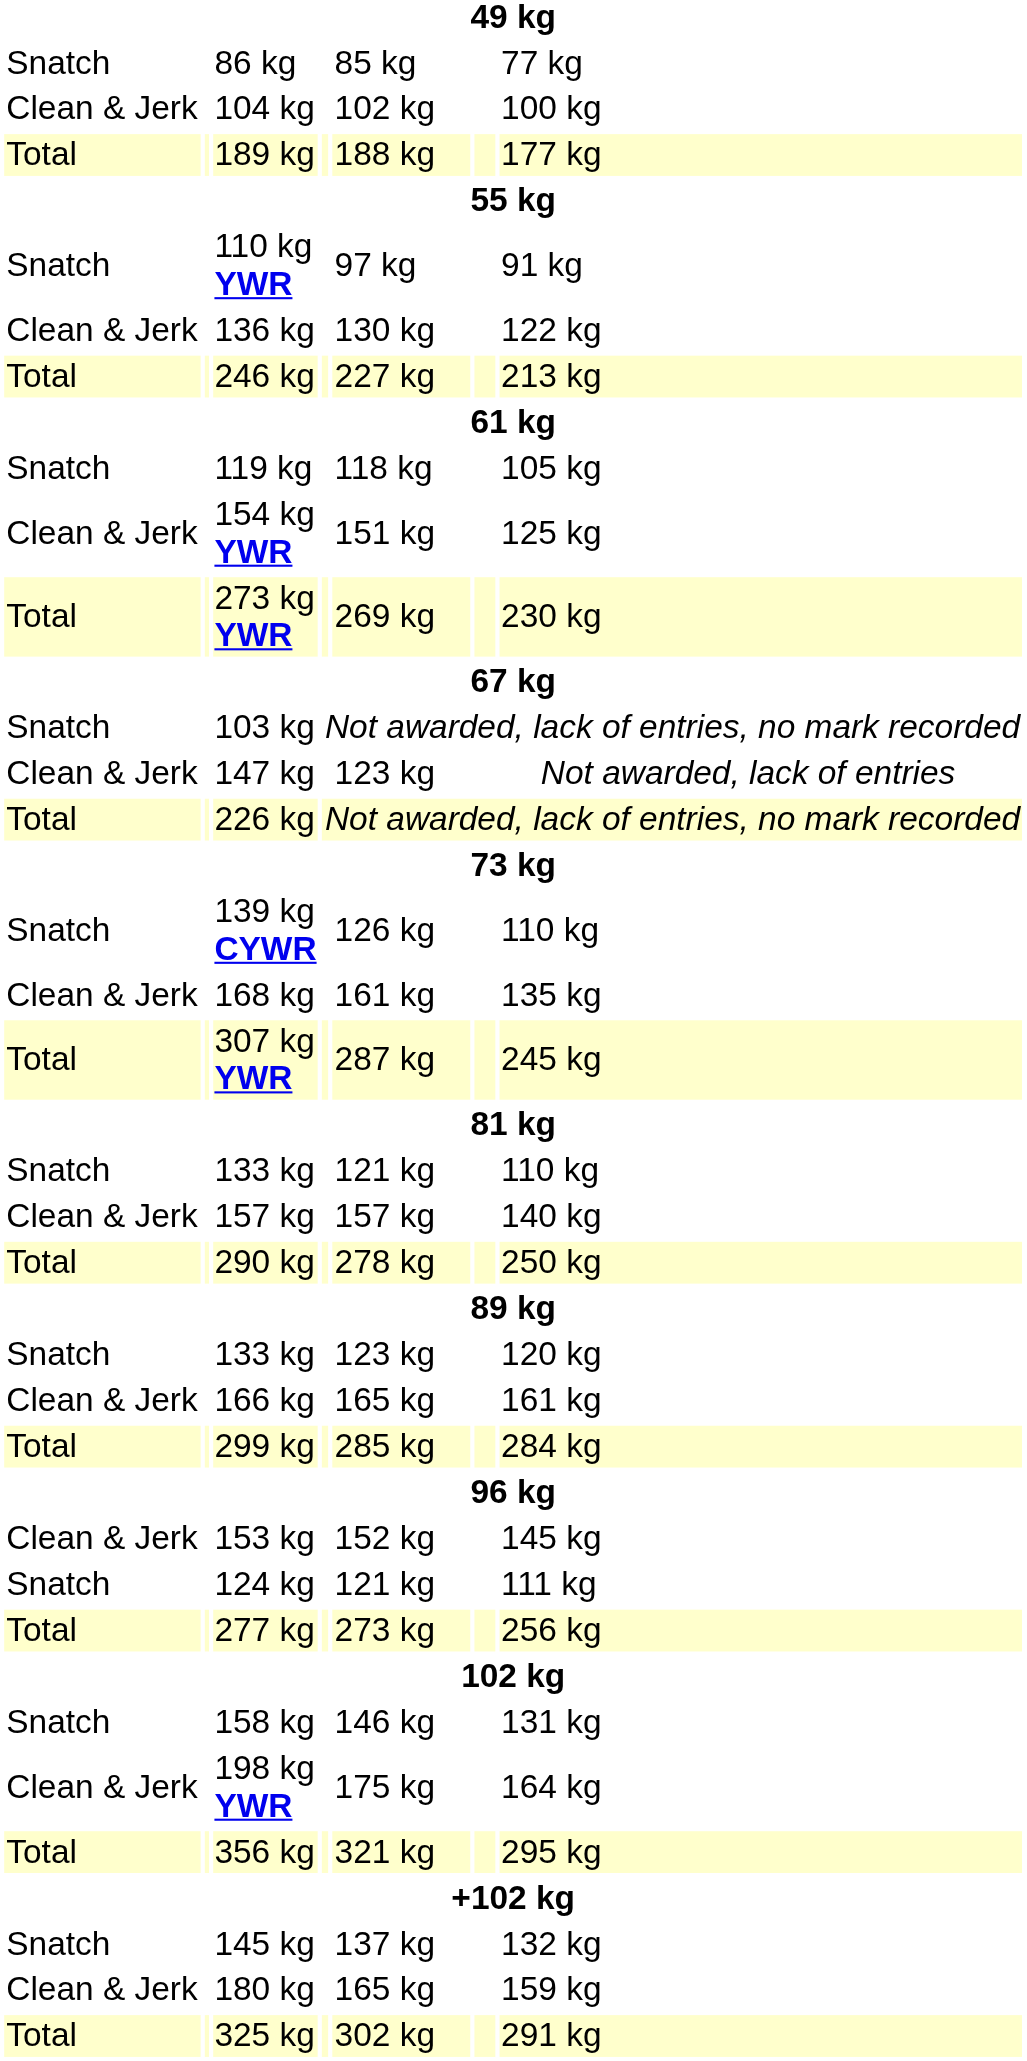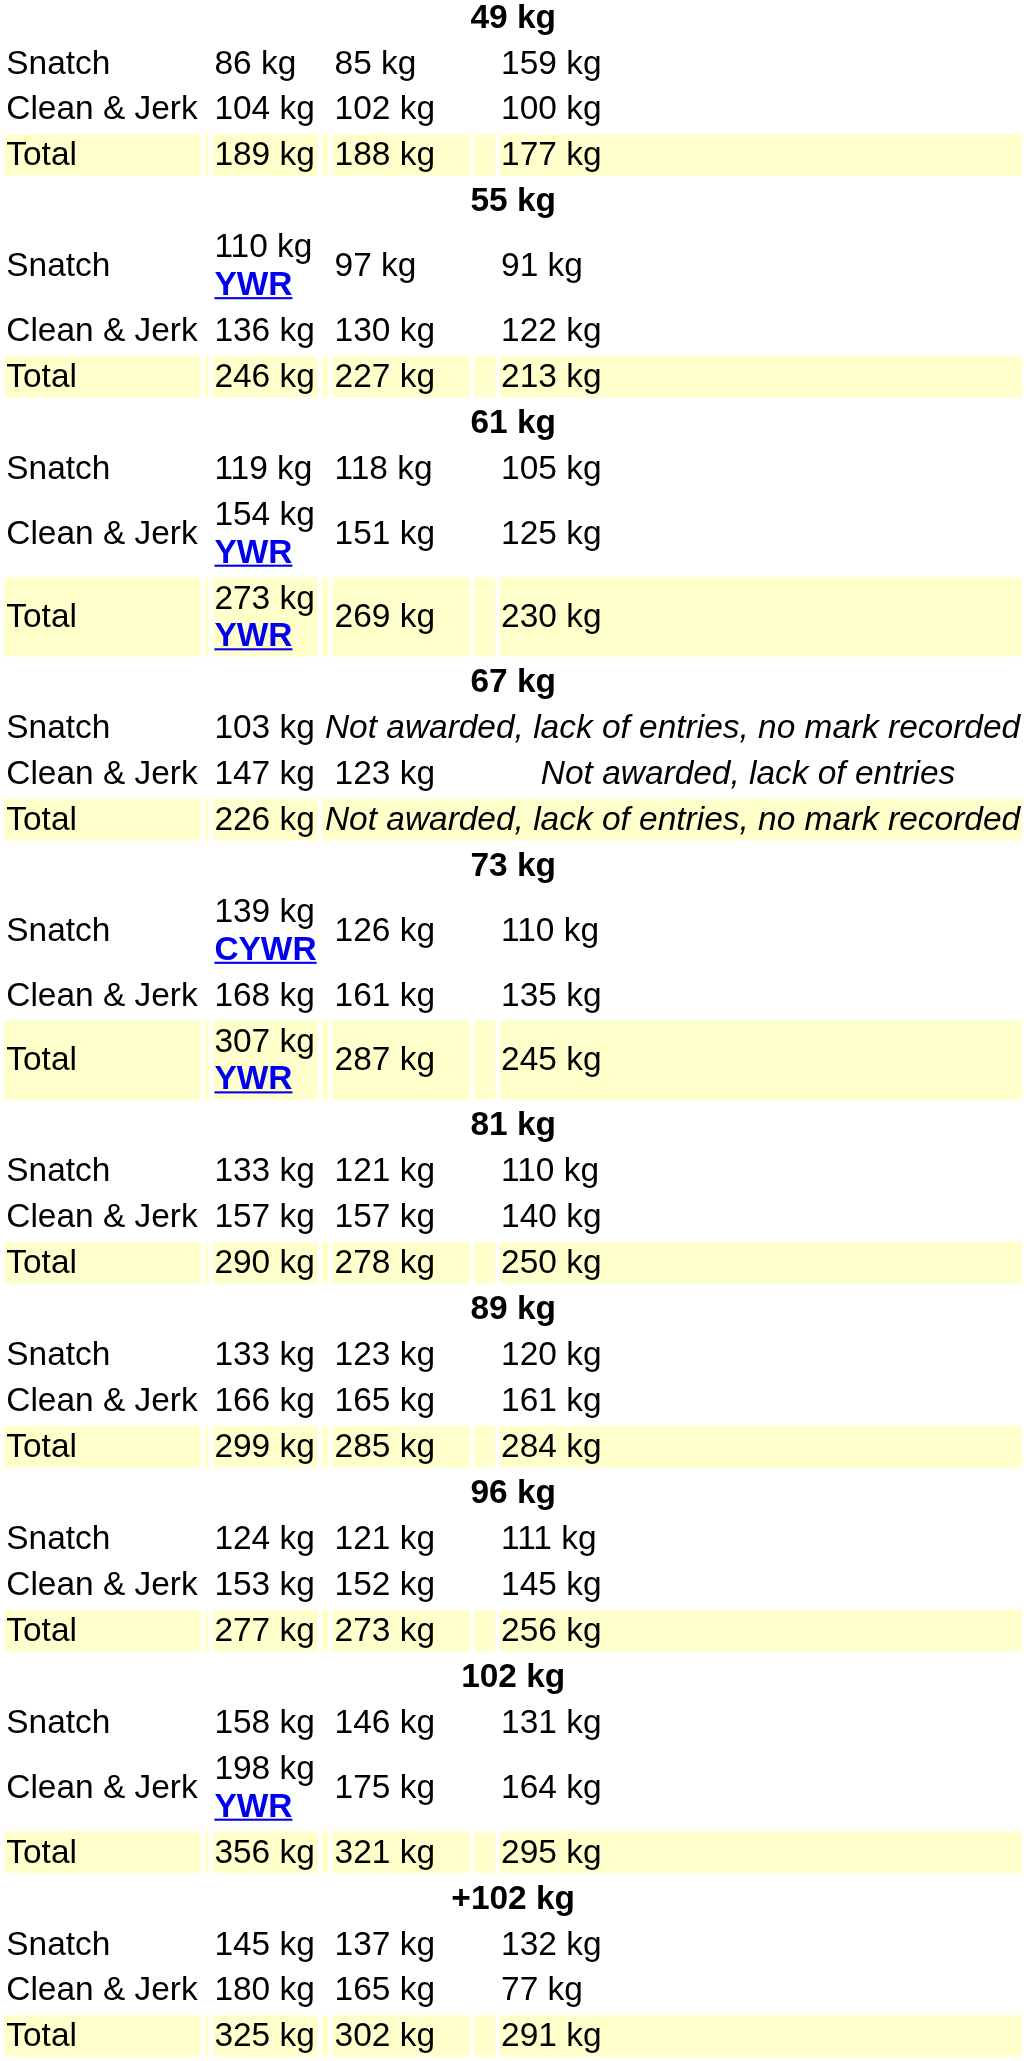(542, 62) 77 kg -> (551, 62) 159 kg
rows swapped: (58, 1584) <-> (102, 1538)
(551, 1989) 159 kg -> (542, 1989) 77 kg
